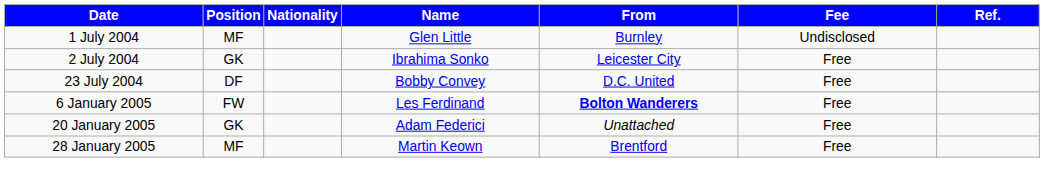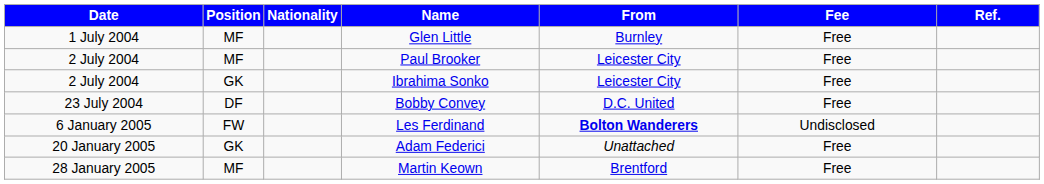(837, 38) Undisclosed -> (837, 38) Free
+ row: (440, 59)
(837, 103) Free -> (837, 125) Undisclosed
